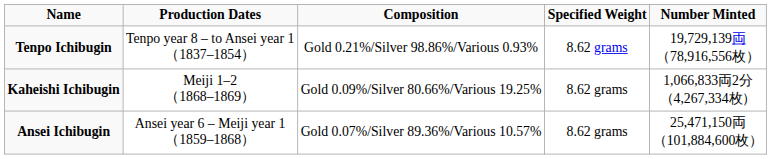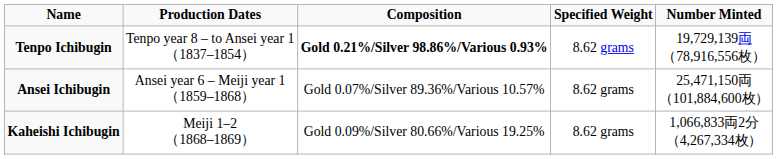(421, 47) normal -> (424, 47) bold
rows swapped: (64, 132) <-> (64, 90)
